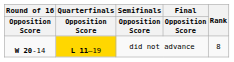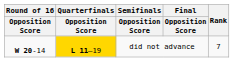(218, 46) 8 -> (218, 46) 7
